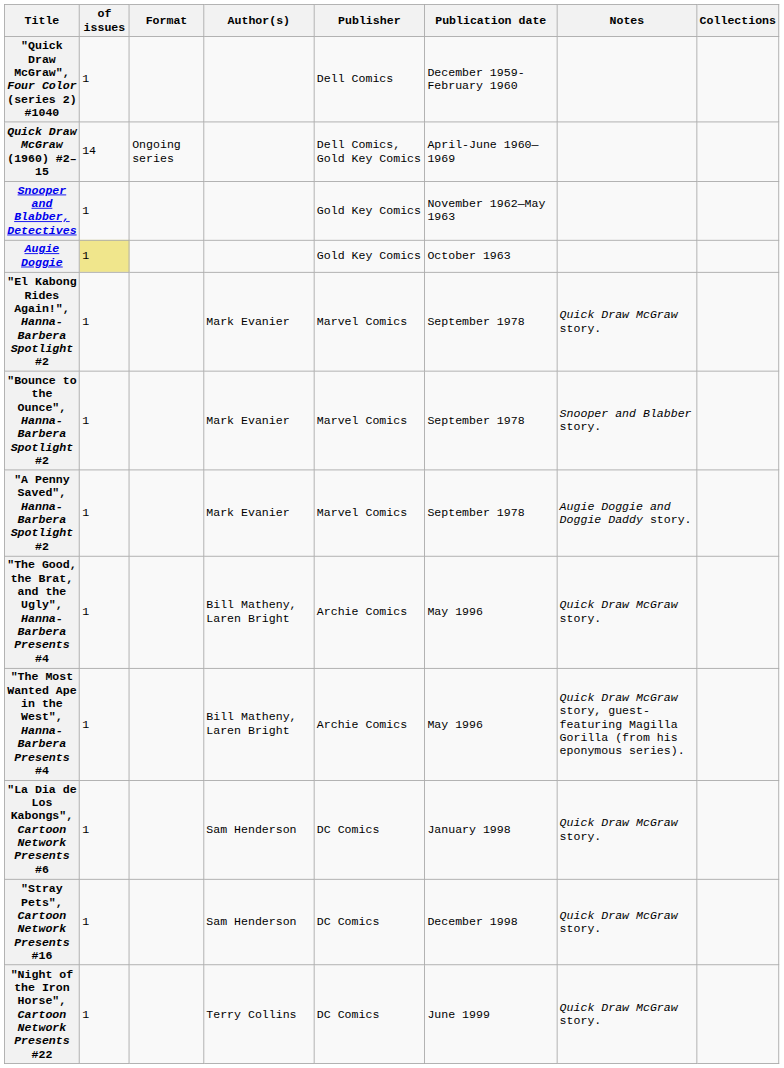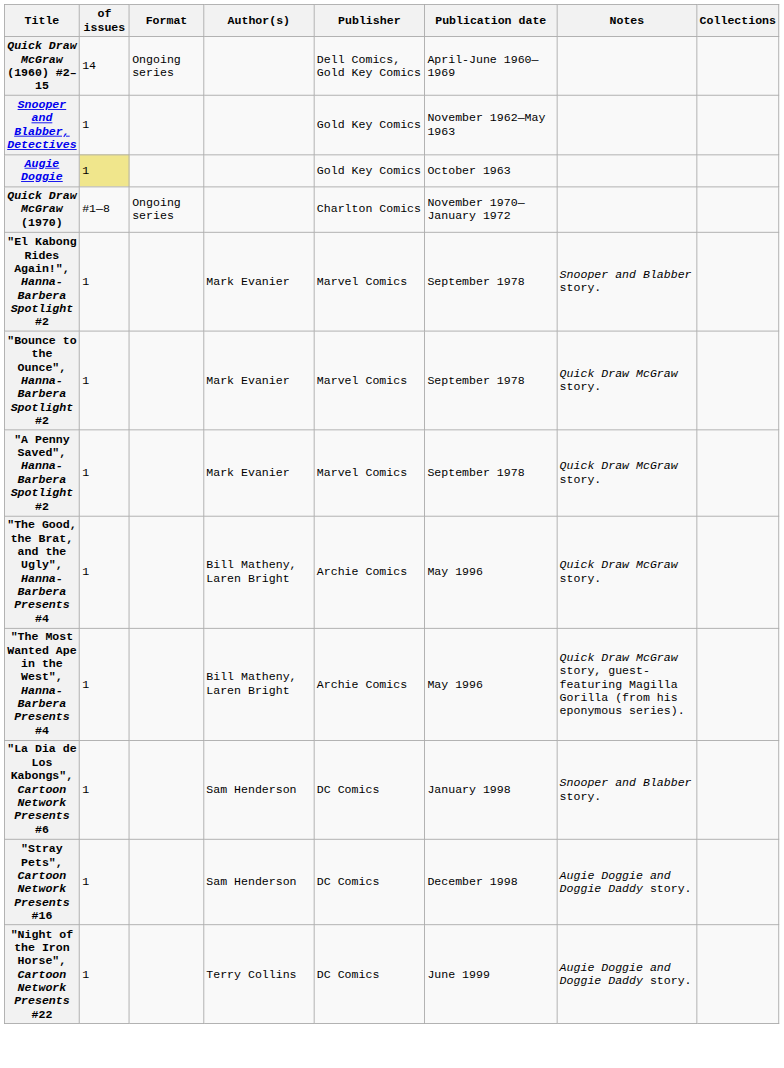- row: (42, 79)
+ row: (42, 209)
(619, 322) Quick Draw McGraw story. -> (626, 282) Snooper and Blabber story.
(626, 421) Snooper and Blabber story. -> (619, 381) Quick Draw McGraw story.
(626, 513) Augie Doggie and Doggie Daddy story. -> (619, 473) Quick Draw McGraw story.
(619, 830) Quick Draw McGraw story. -> (626, 790) Snooper and Blabber story.
(619, 922) Quick Draw McGraw story. -> (626, 882) Augie Doggie and Doggie Daddy story.
(619, 1014) Quick Draw McGraw story. -> (626, 974) Augie Doggie and Doggie Daddy story.
